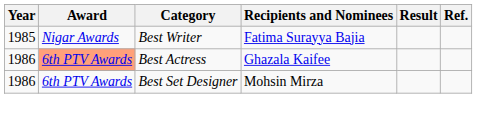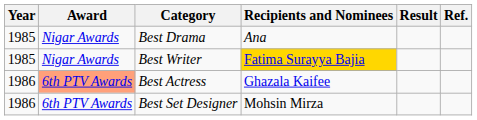+ row: (172, 37)
(304, 37) no background -> (304, 59) gold background
